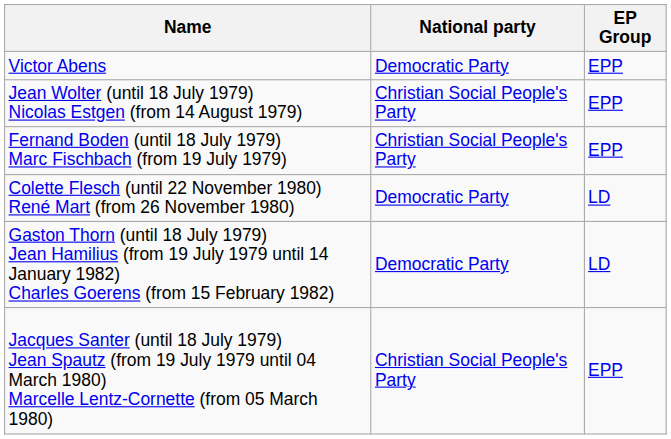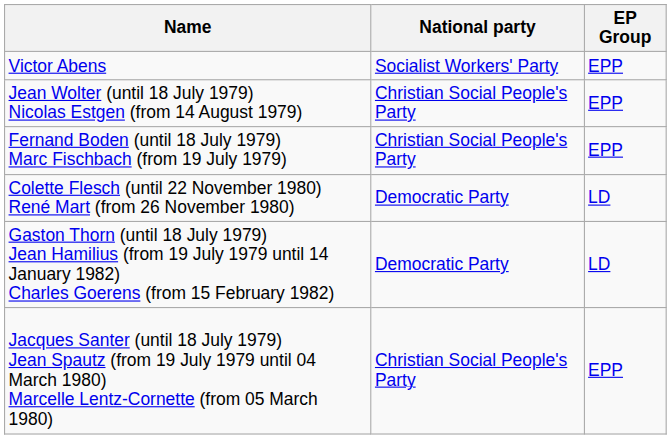(442, 65) Democratic Party -> (467, 65) Socialist Workers' Party
